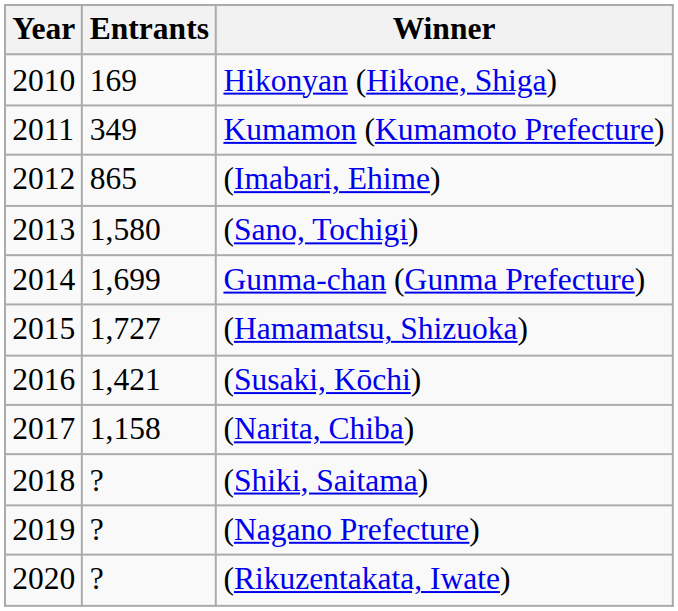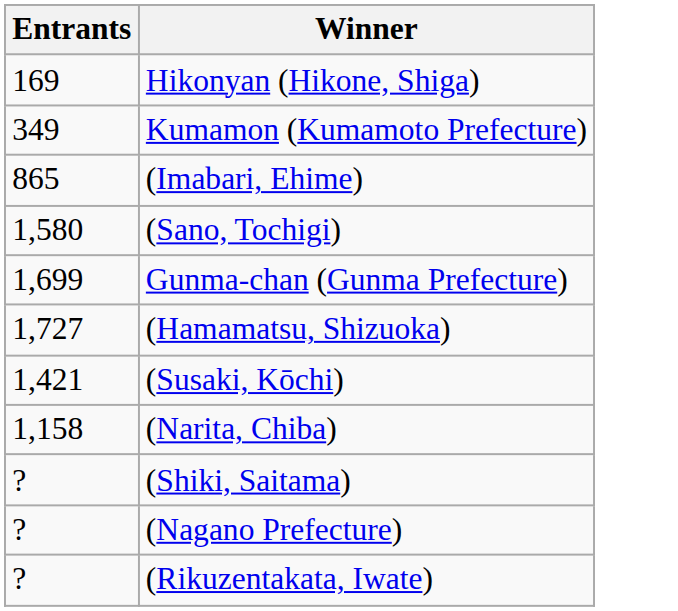- column: (44, 29)
